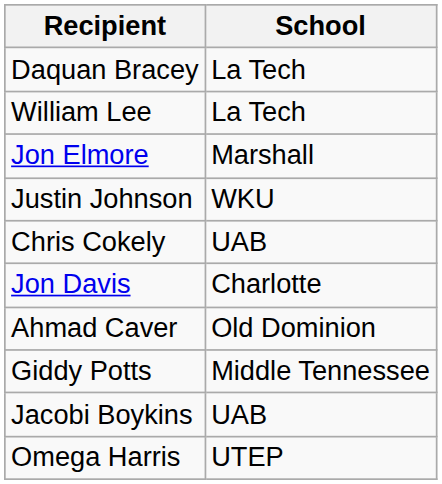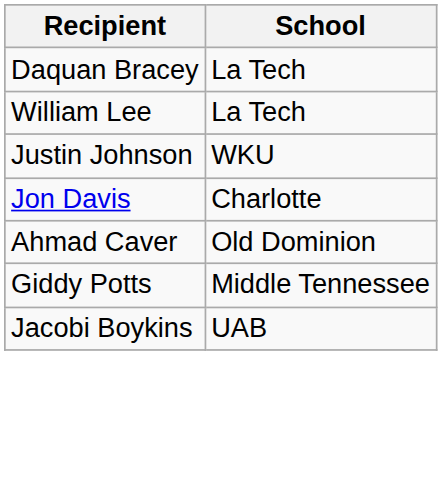- row: (80, 155)
- row: (88, 241)
- row: (96, 457)
